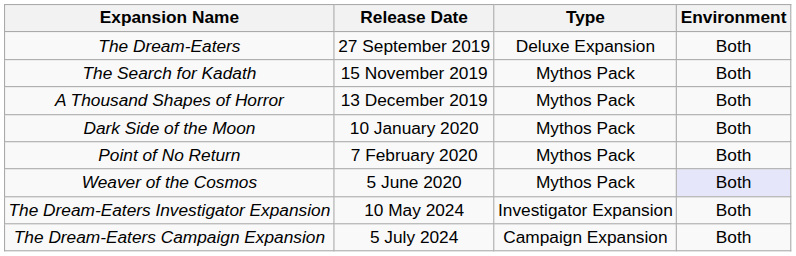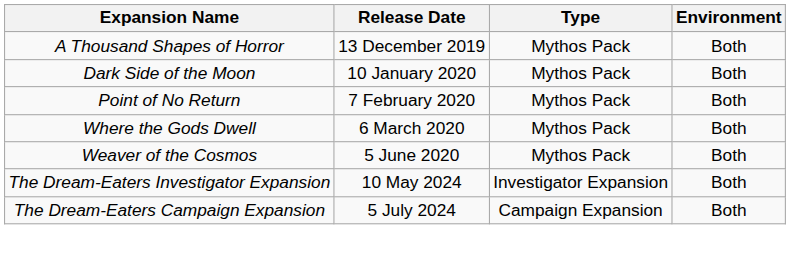- row: (169, 45)
- row: (169, 73)
+ row: (169, 127)
(734, 182) lavender background -> (729, 155) no background
